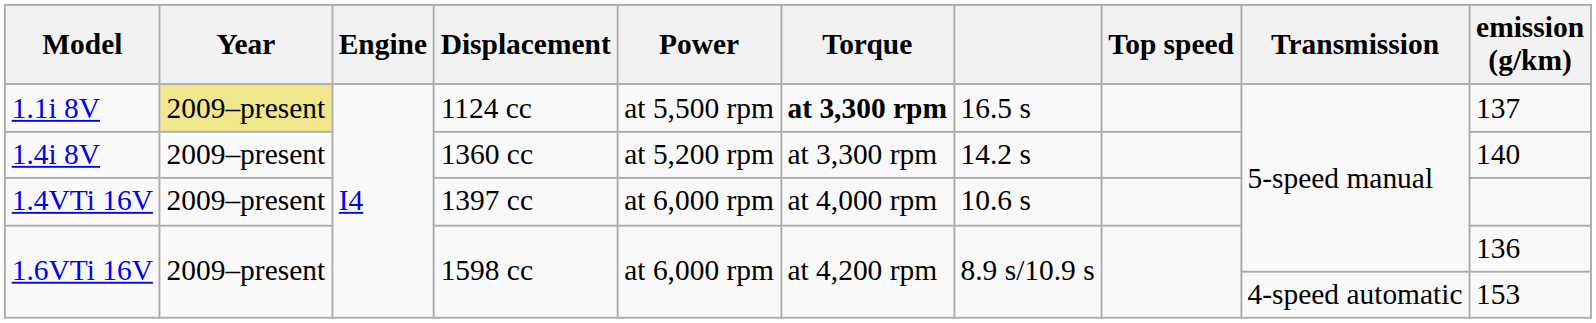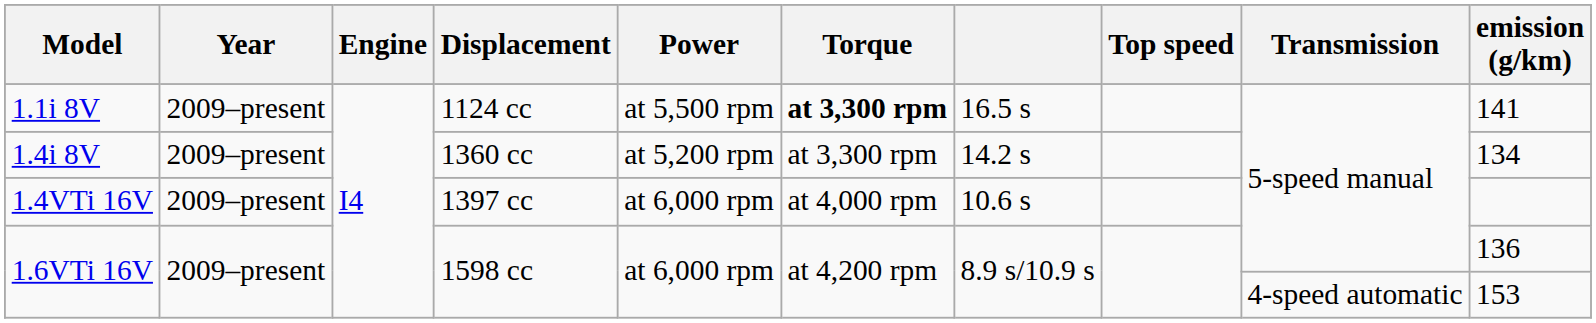(246, 107) khaki background -> (246, 107) no background
(1498, 107) 137 -> (1498, 107) 141
(1498, 154) 140 -> (1498, 154) 134
